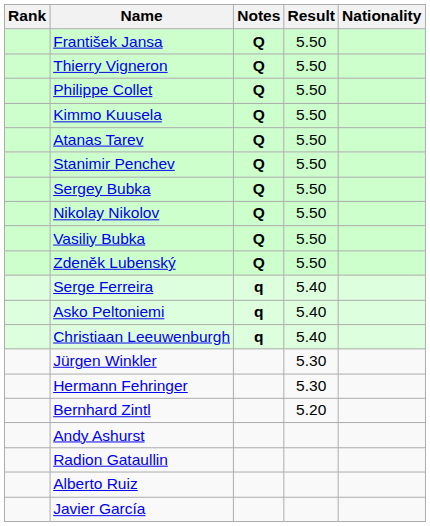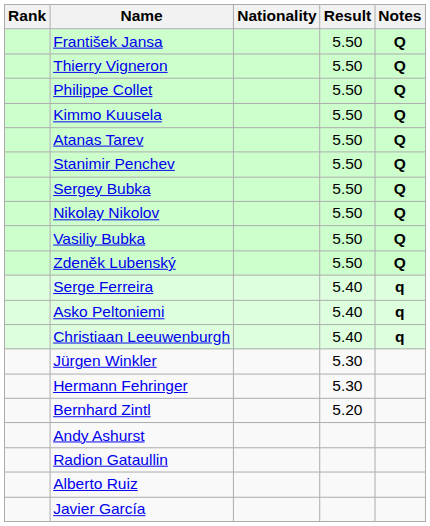columns swapped: (382, 16) <-> (259, 16)
